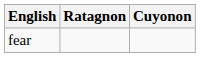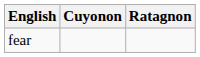columns swapped: (95, 16) <-> (162, 16)
